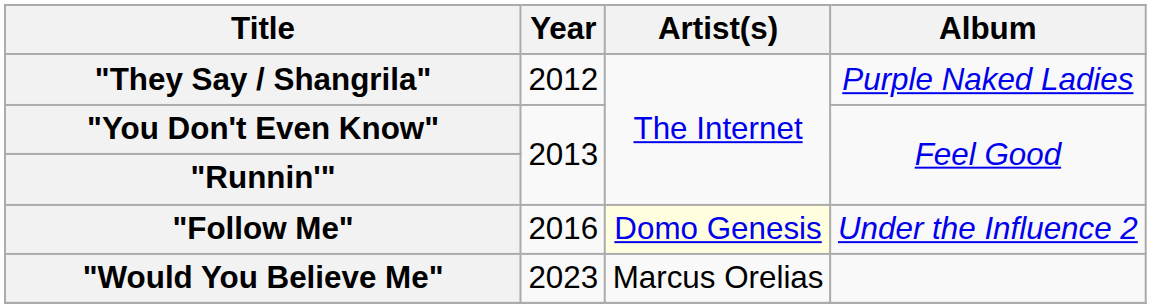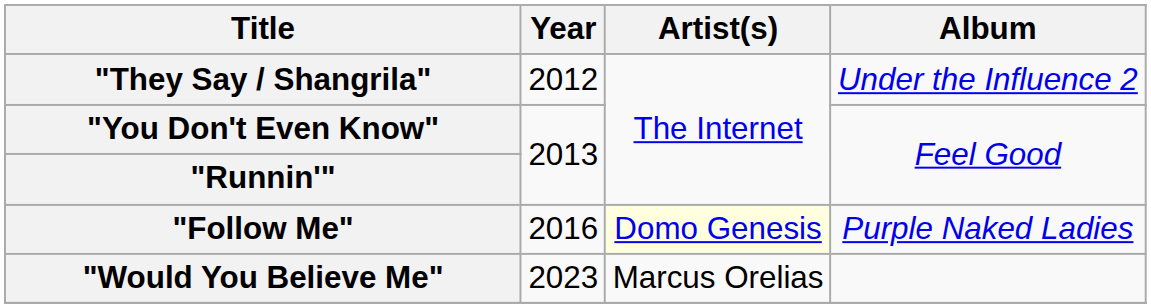(988, 79) Purple Naked Ladies -> (988, 79) Under the Influence 2
(988, 228) Under the Influence 2 -> (988, 228) Purple Naked Ladies
